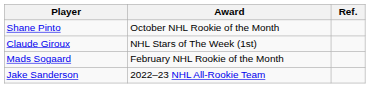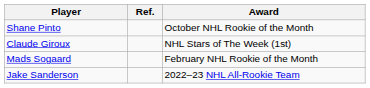columns swapped: (229, 12) <-> (348, 12)
